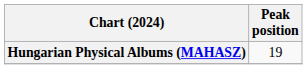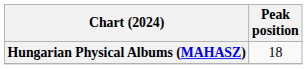(275, 52) 19 -> (275, 52) 18
